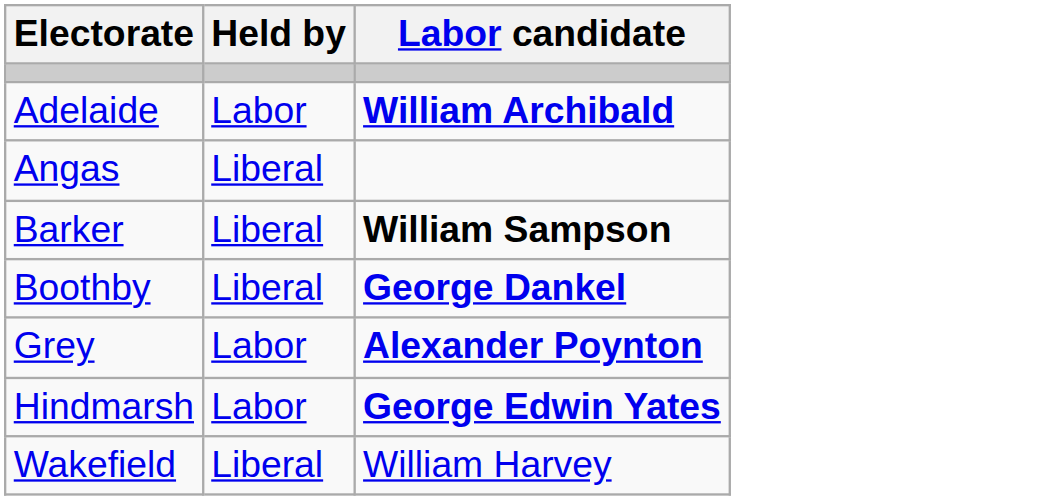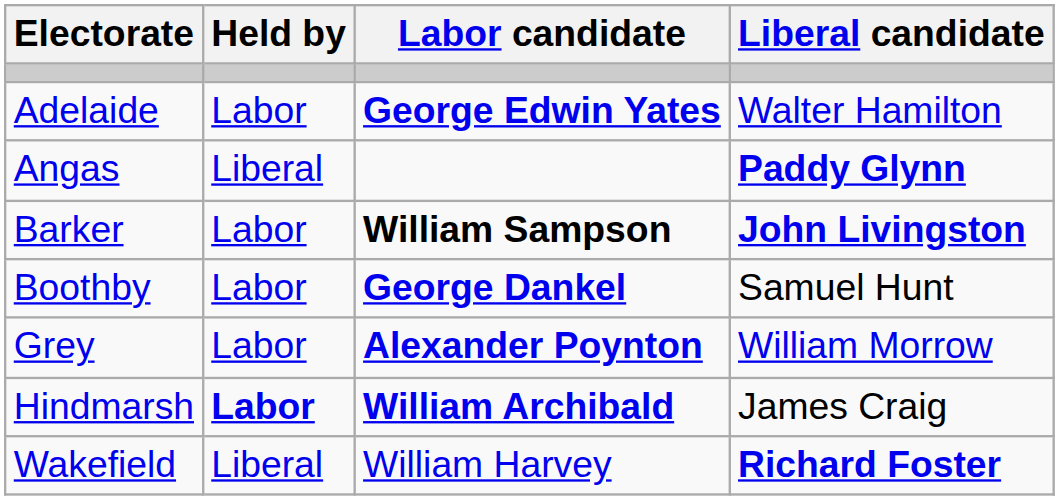+ column: (891, 34)
(519, 110) William Archibald -> (542, 110) George Edwin Yates
(267, 228) Liberal -> (259, 228) Labor
(267, 287) Liberal -> (259, 287) Labor
(259, 405) normal -> (263, 405) bold
(542, 405) George Edwin Yates -> (519, 405) William Archibald
